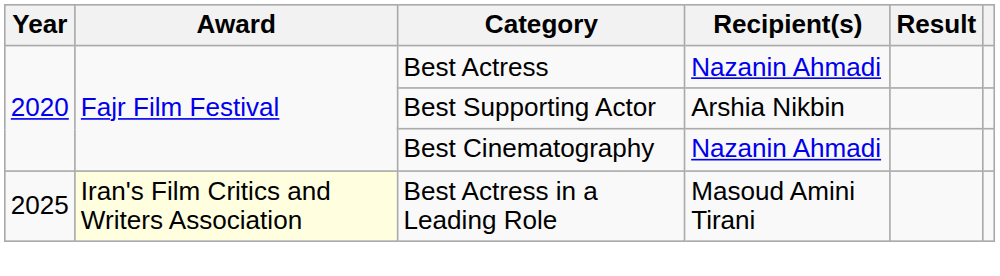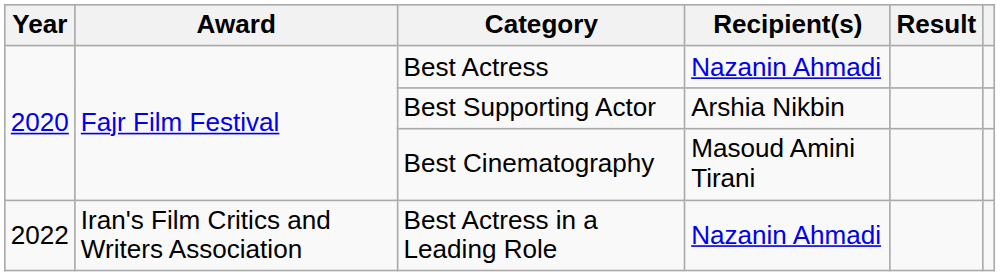(786, 149) Nazanin Ahmadi -> (773, 163) Masoud Amini Tirani
(40, 205) 2025 -> (40, 234) 2022
(206, 205) lightyellow background -> (206, 234) no background
(773, 205) Masoud Amini Tirani -> (786, 234) Nazanin Ahmadi
